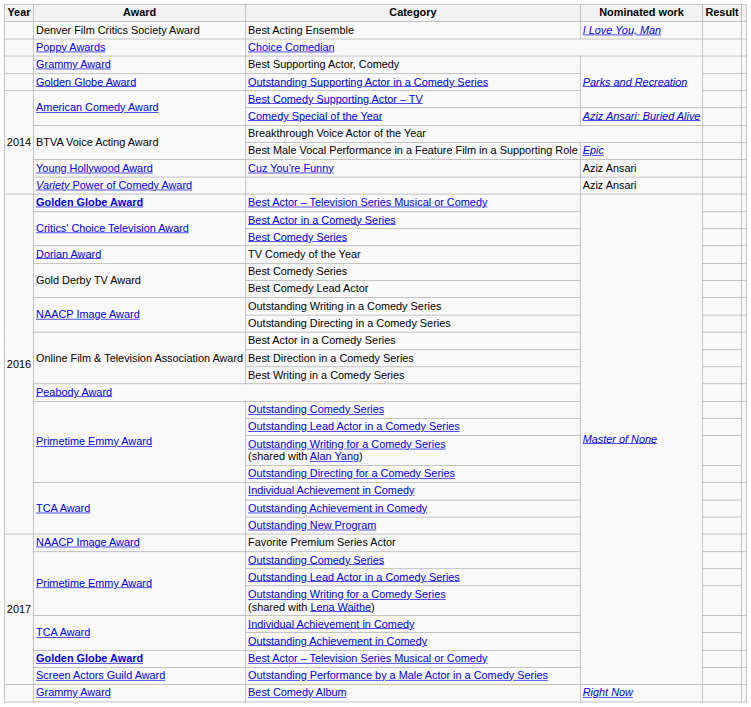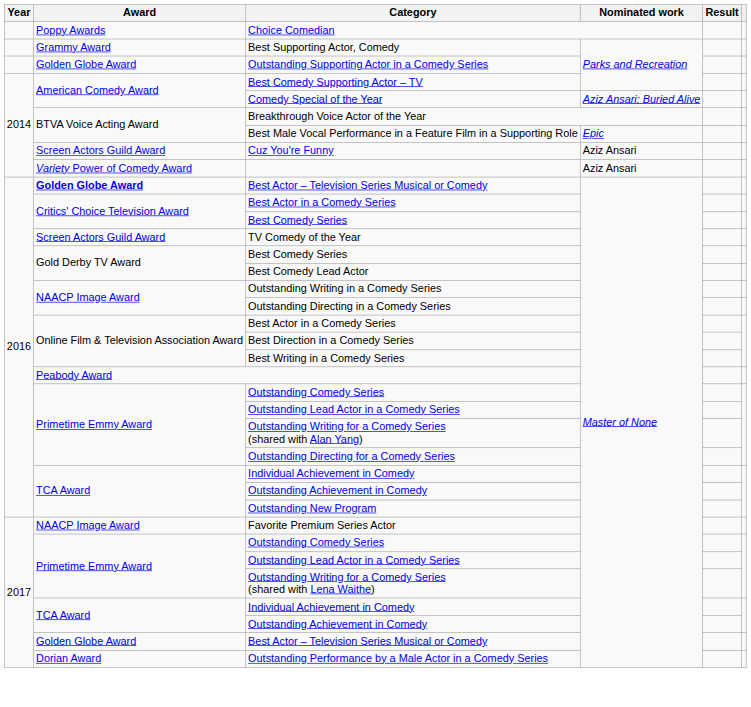- row: (19, 30)
(94, 168) Young Hollywood Award -> (101, 151) Screen Actors Guild Award
(69, 254) Dorian Award -> (101, 237) Screen Actors Guild Award
(90, 658) bold -> (86, 641) normal
(101, 676) Screen Actors Guild Award -> (69, 658) Dorian Award
- row: (19, 693)
